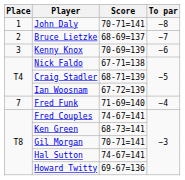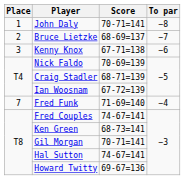(123, 50) 70-69=139 -> (123, 50) 67-71=138
(123, 63) 67-71=138 -> (123, 63) 70-69=139
